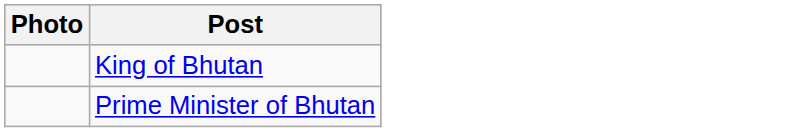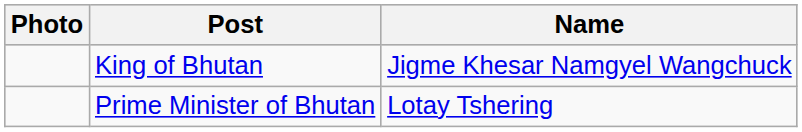+ column: (589, 24)
